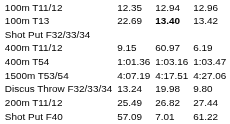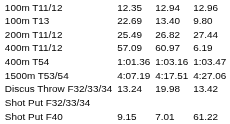(168, 21) bold -> (168, 21) normal
(206, 21) 13.42 -> (203, 21) 9.80
rows swapped: (34, 103) <-> (48, 34)
(127, 48) 9.15 -> (130, 48) 57.09
(203, 89) 9.80 -> (206, 89) 13.42
(130, 116) 57.09 -> (127, 116) 9.15
